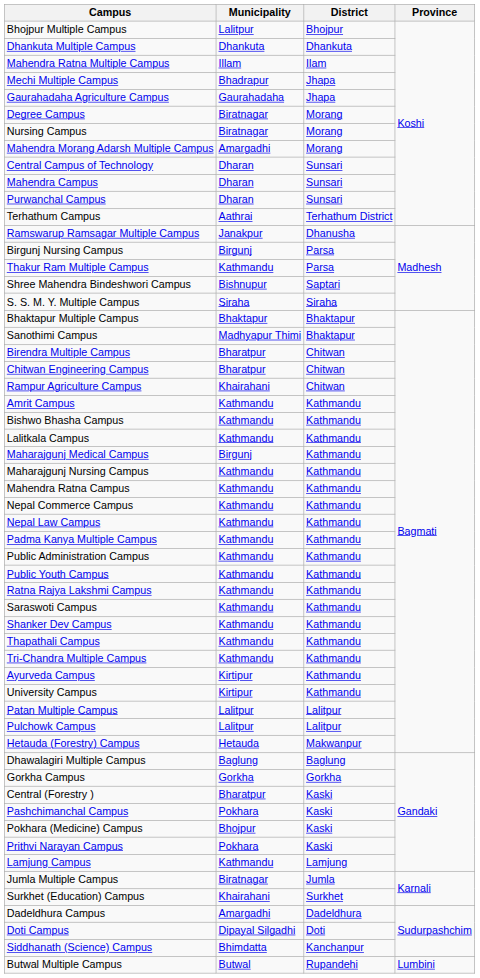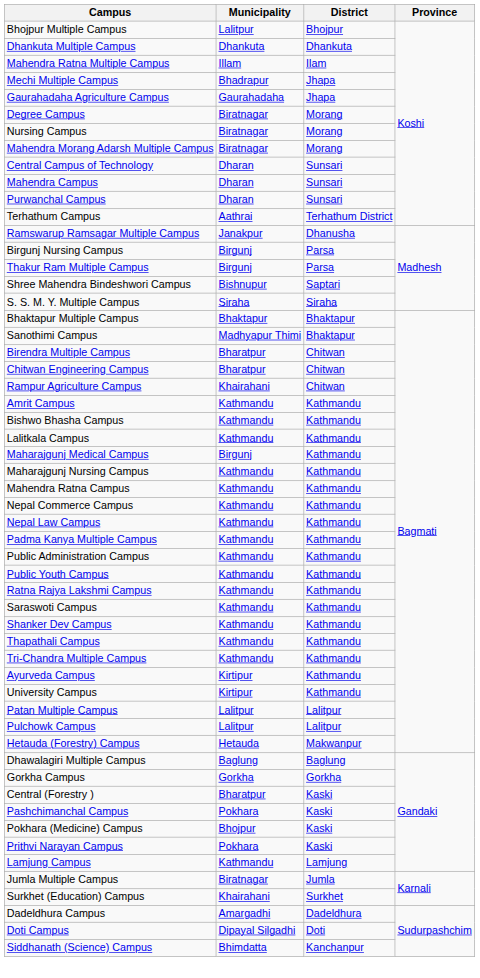(244, 149) Amargadhi -> (243, 149) Biratnagar
(246, 268) Kathmandu -> (235, 268) Birgunj
- row: (64, 965)
